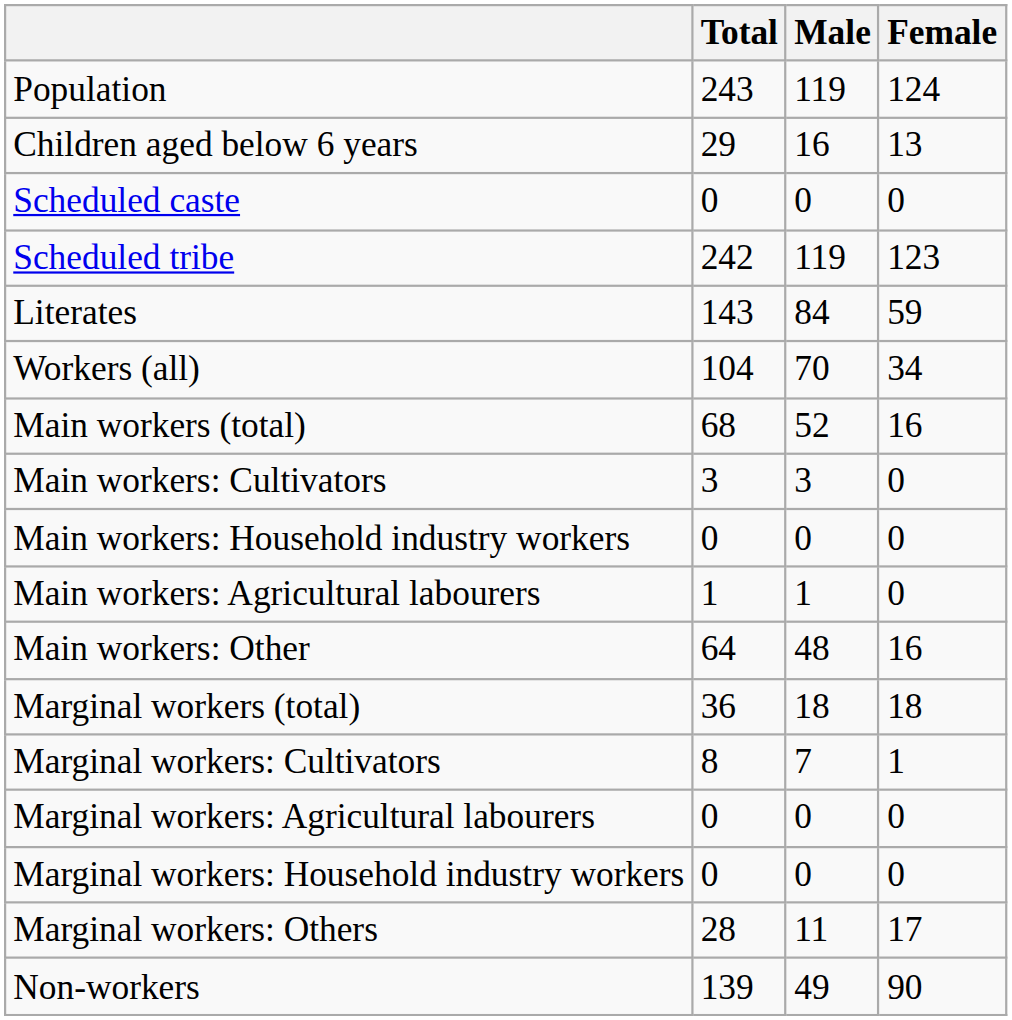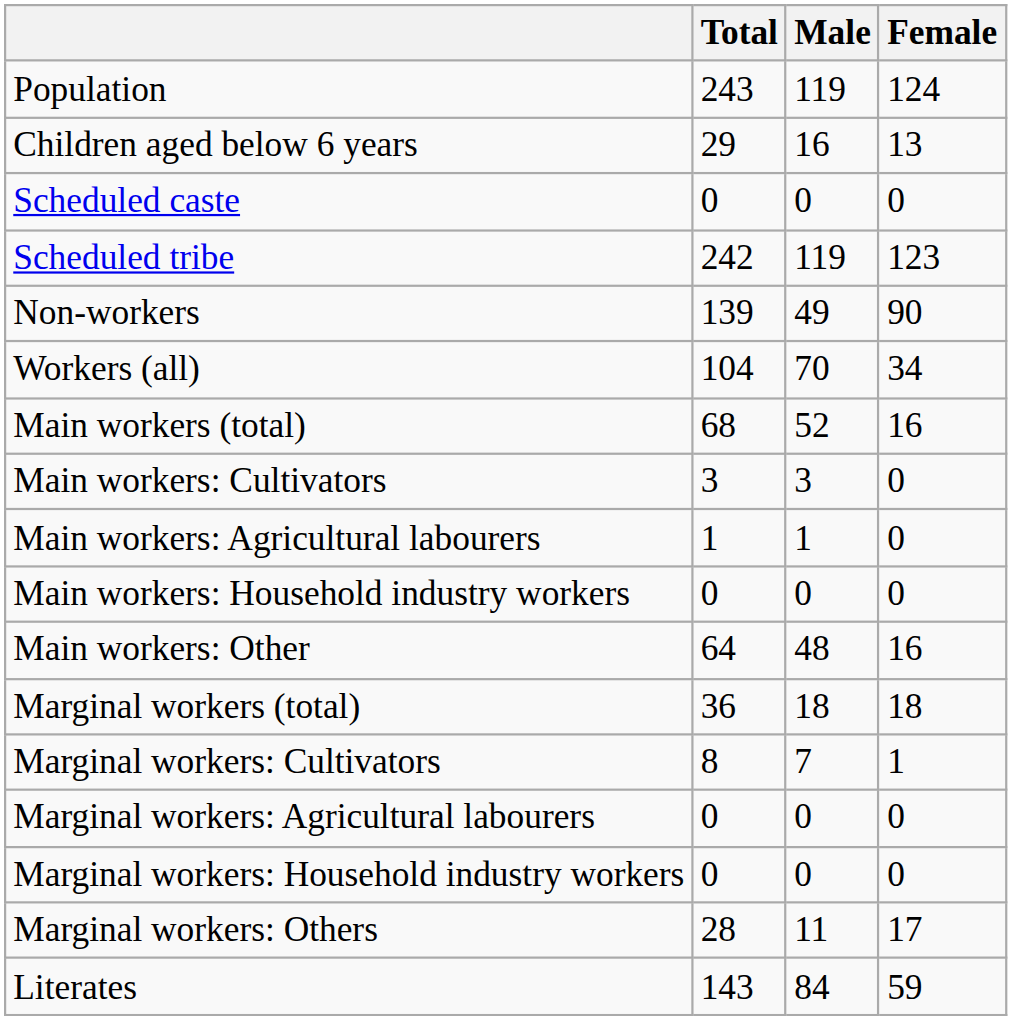rows swapped: (75, 312) <-> (107, 985)
rows swapped: (277, 593) <-> (322, 537)
